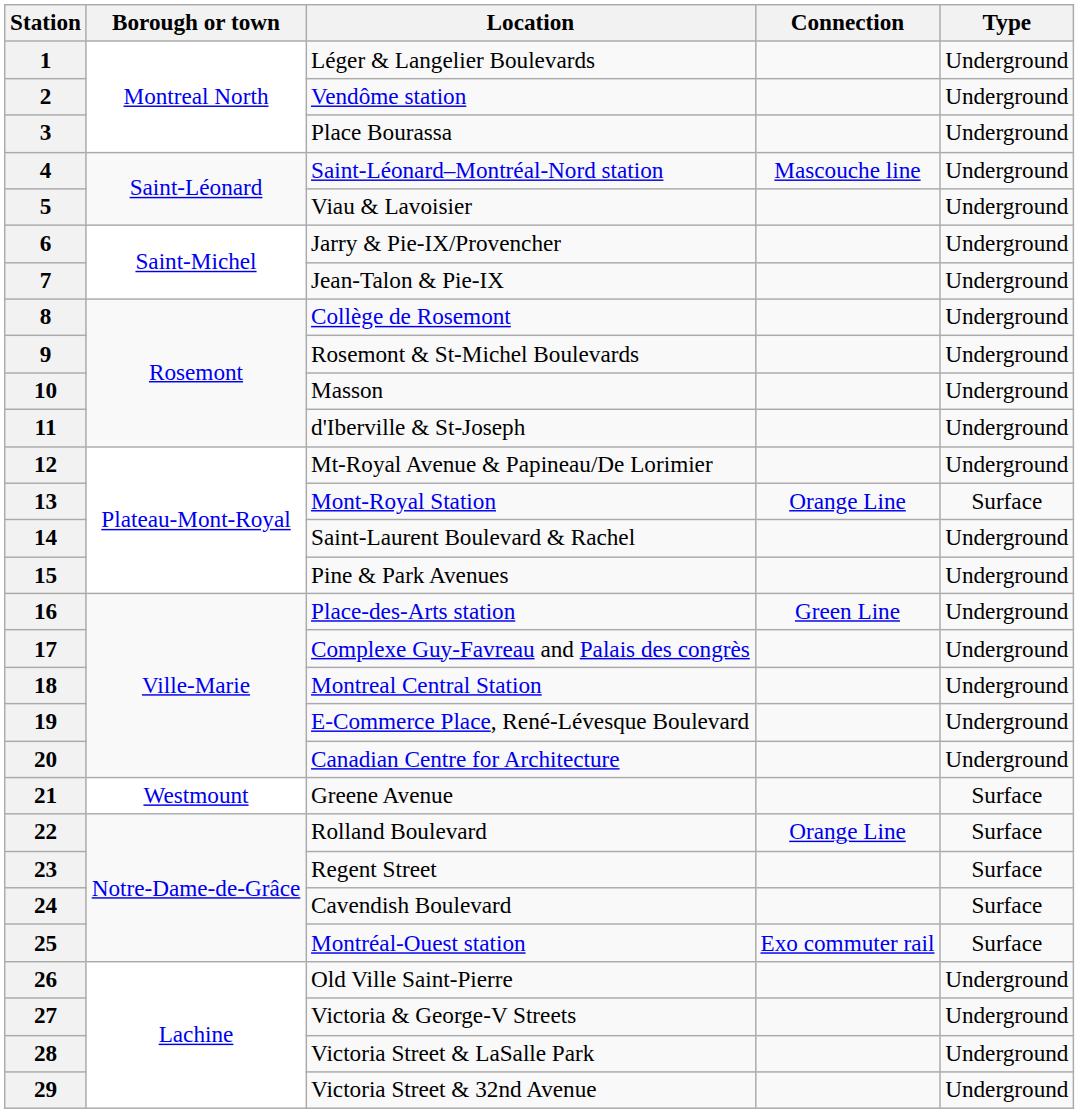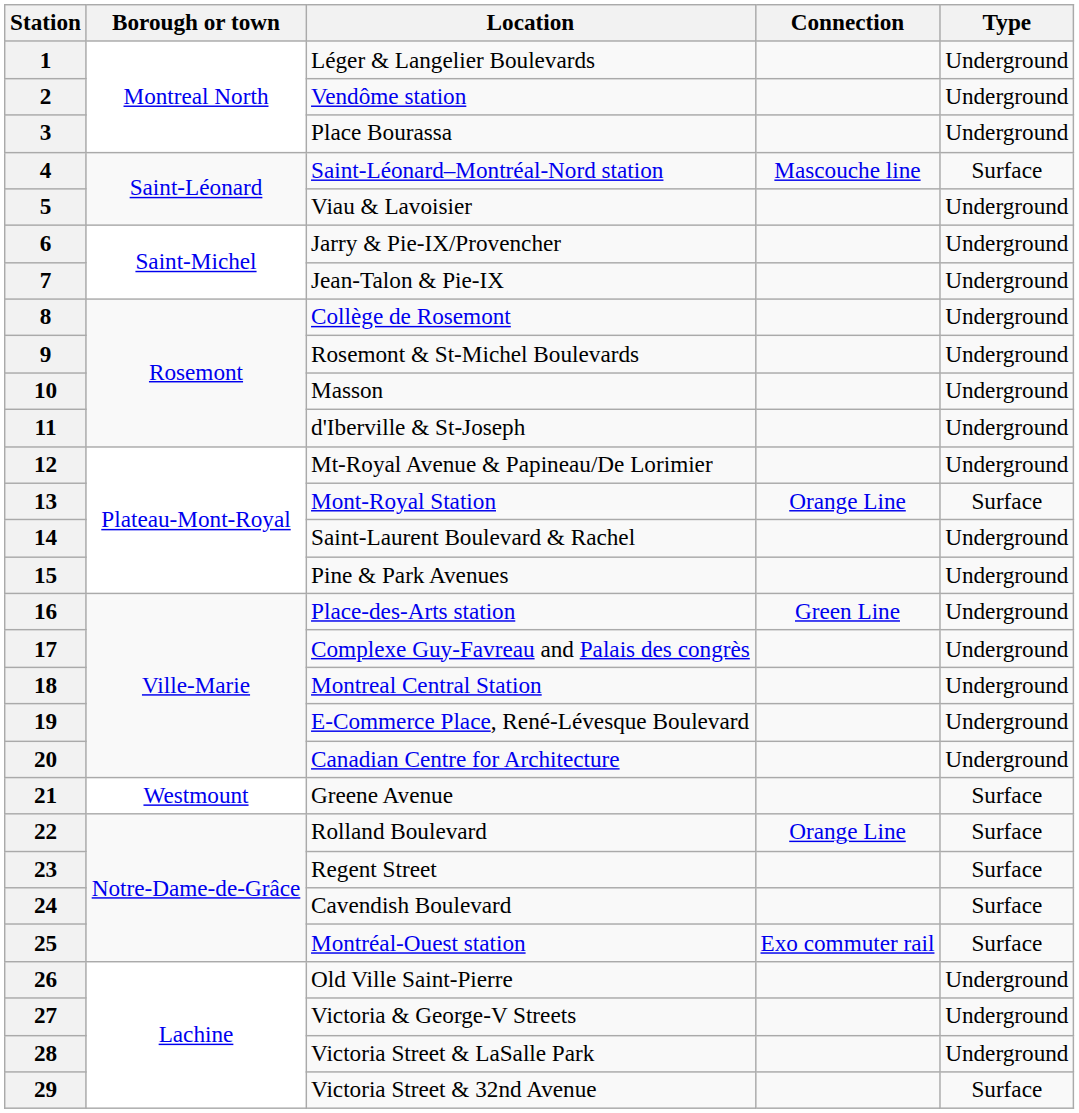(1007, 170) Underground -> (1007, 170) Surface
(1007, 1089) Underground -> (1007, 1089) Surface
